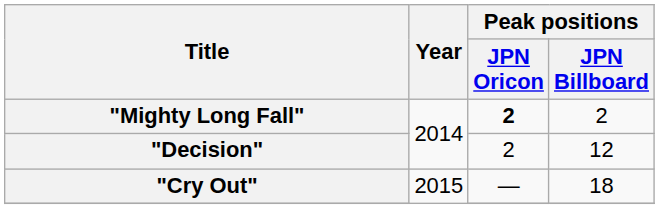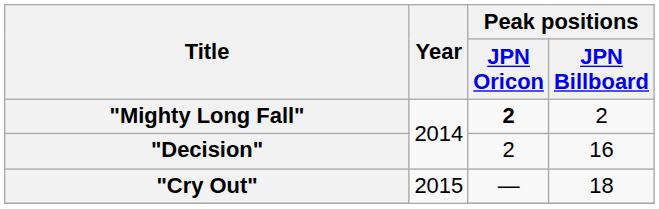(602, 150) 12 -> (602, 150) 16
